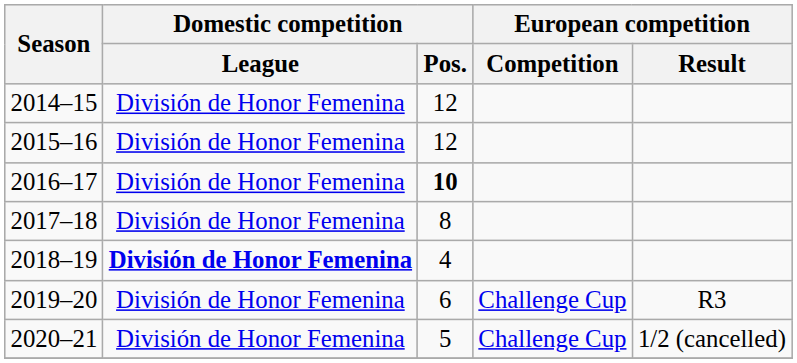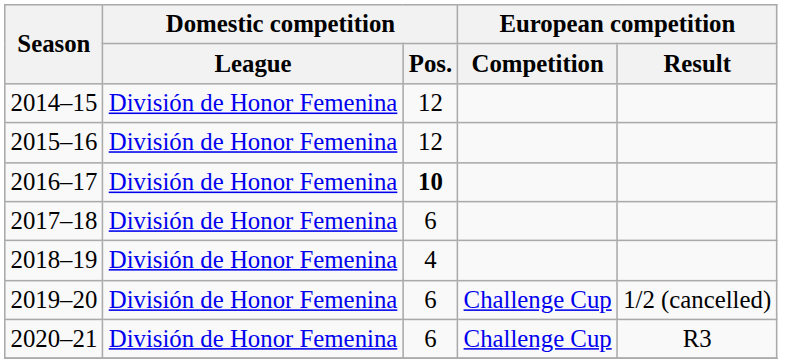(445, 220) 8 -> (430, 220) 6
(260, 260) bold -> (253, 260) normal
(712, 299) R3 -> (697, 299) 1/2 (cancelled)
(445, 338) 5 -> (430, 338) 6
(712, 338) 1/2 (cancelled) -> (697, 338) R3
